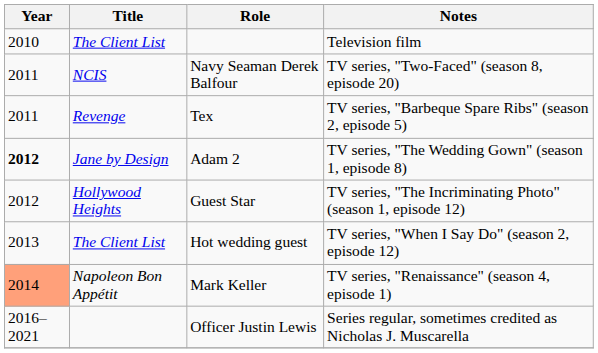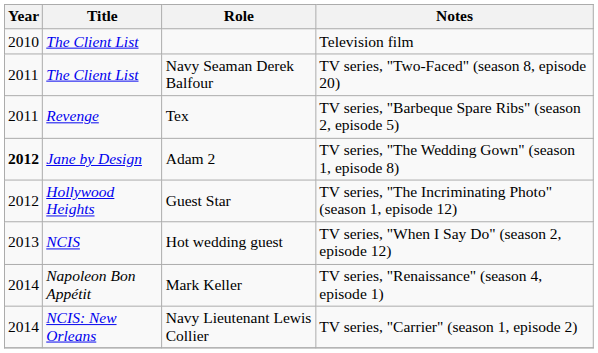(90, 74) NCIS -> (92, 74) The Client List
(119, 243) The Client List -> (63, 243) NCIS
(24, 285) lightsalmon background -> (24, 285) no background
+ row: (239, 327)
- row: (253, 327)
